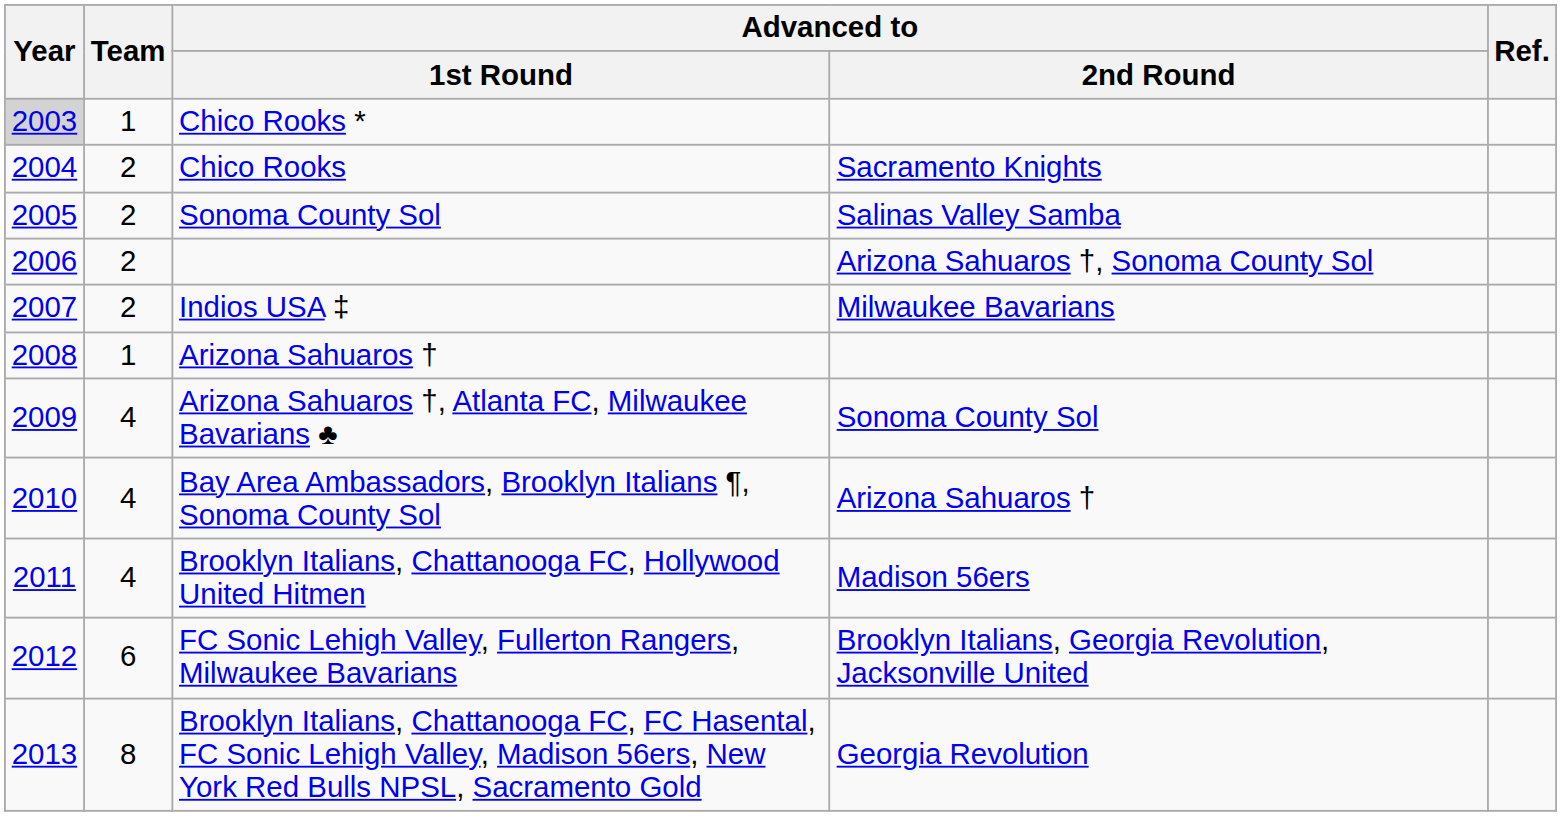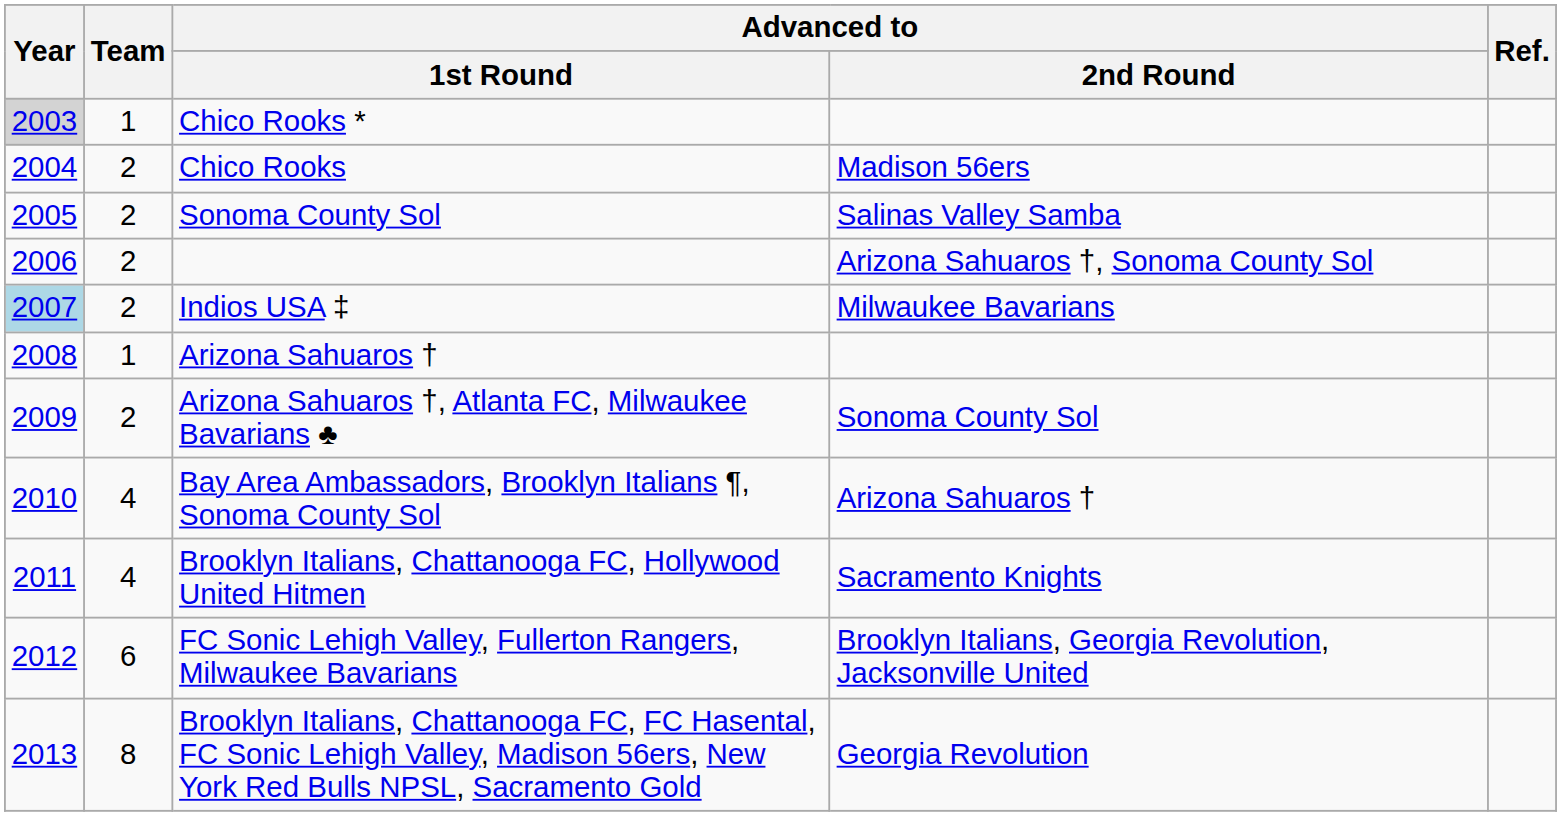(969, 167) Sacramento Knights -> (933, 167) Madison 56ers
(44, 307) no background -> (44, 307) lightblue background
(128, 417) 4 -> (128, 417) 2
(933, 577) Madison 56ers -> (969, 577) Sacramento Knights
